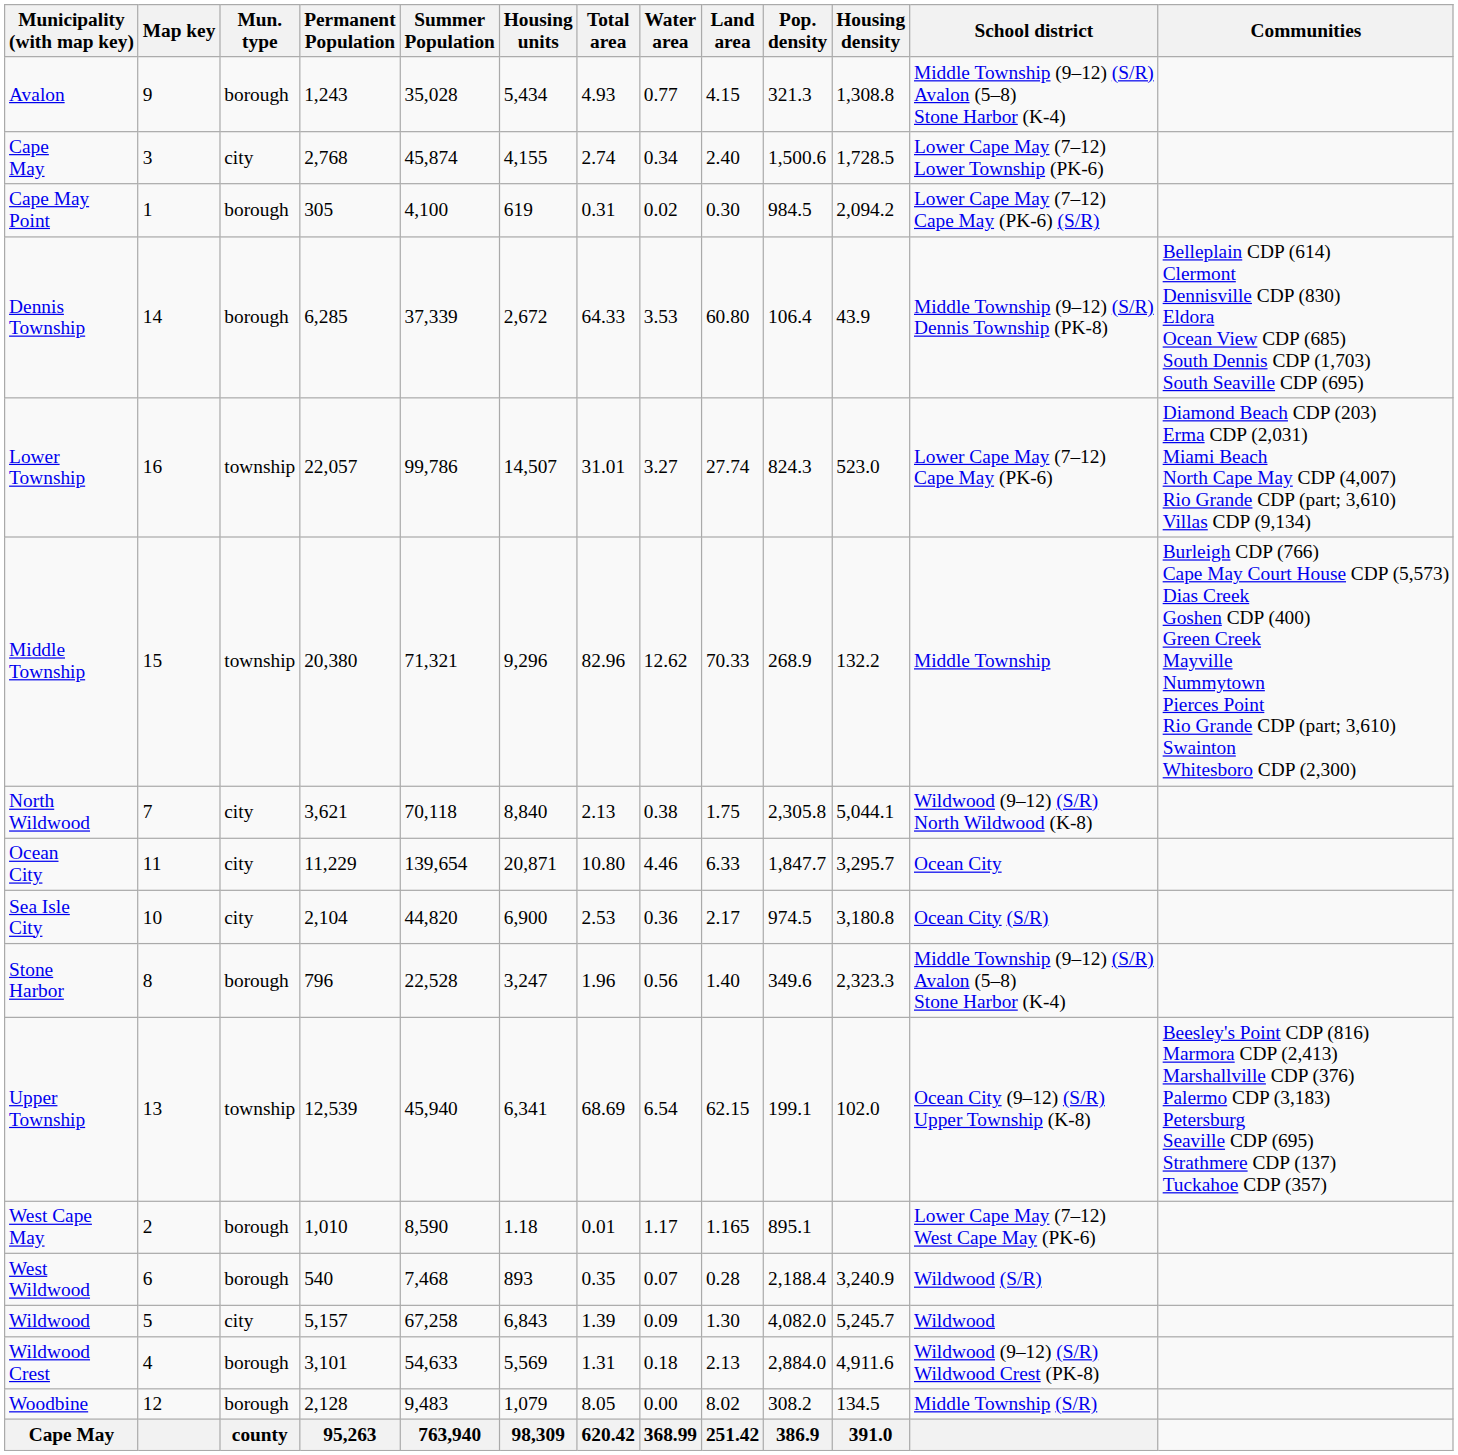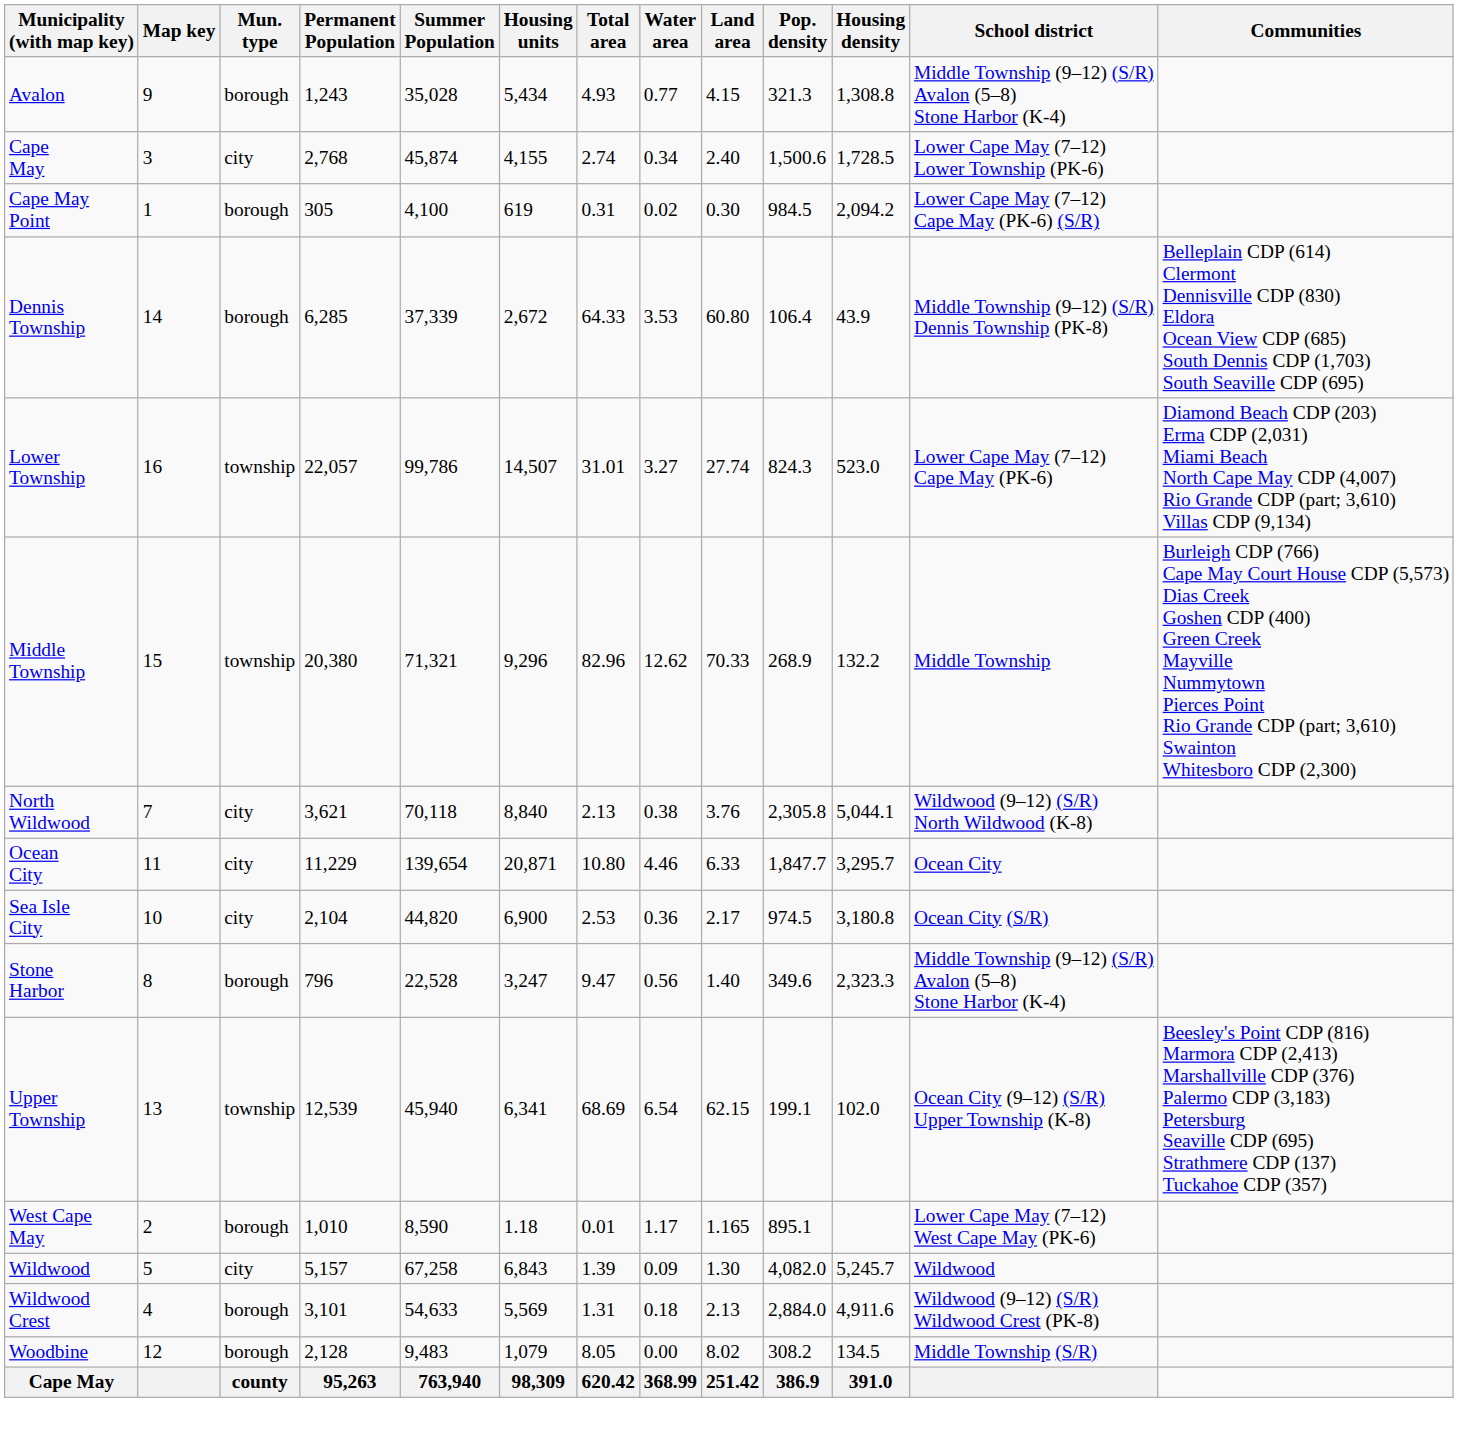(723, 811) 1.75 -> (723, 811) 3.76
(599, 980) 1.96 -> (599, 980) 9.47
- row: (50, 1279)
